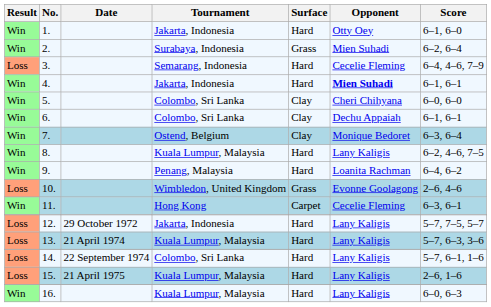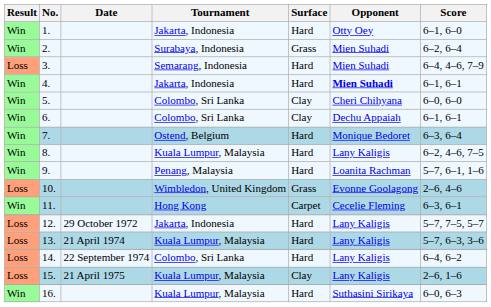(369, 65) Cecelie Fleming -> (361, 65) Mien Suhadi
(302, 135) Clay -> (302, 135) Hard
(442, 170) 6–4, 6–2 -> (453, 170) 5–7, 6–1, 1–6
(453, 258) 5–7, 6–1, 1–6 -> (442, 258) 6–4, 6–2
(302, 275) Hard -> (302, 275) Clay
(361, 293) Lany Kaligis -> (373, 293) Suthasini Sirikaya
